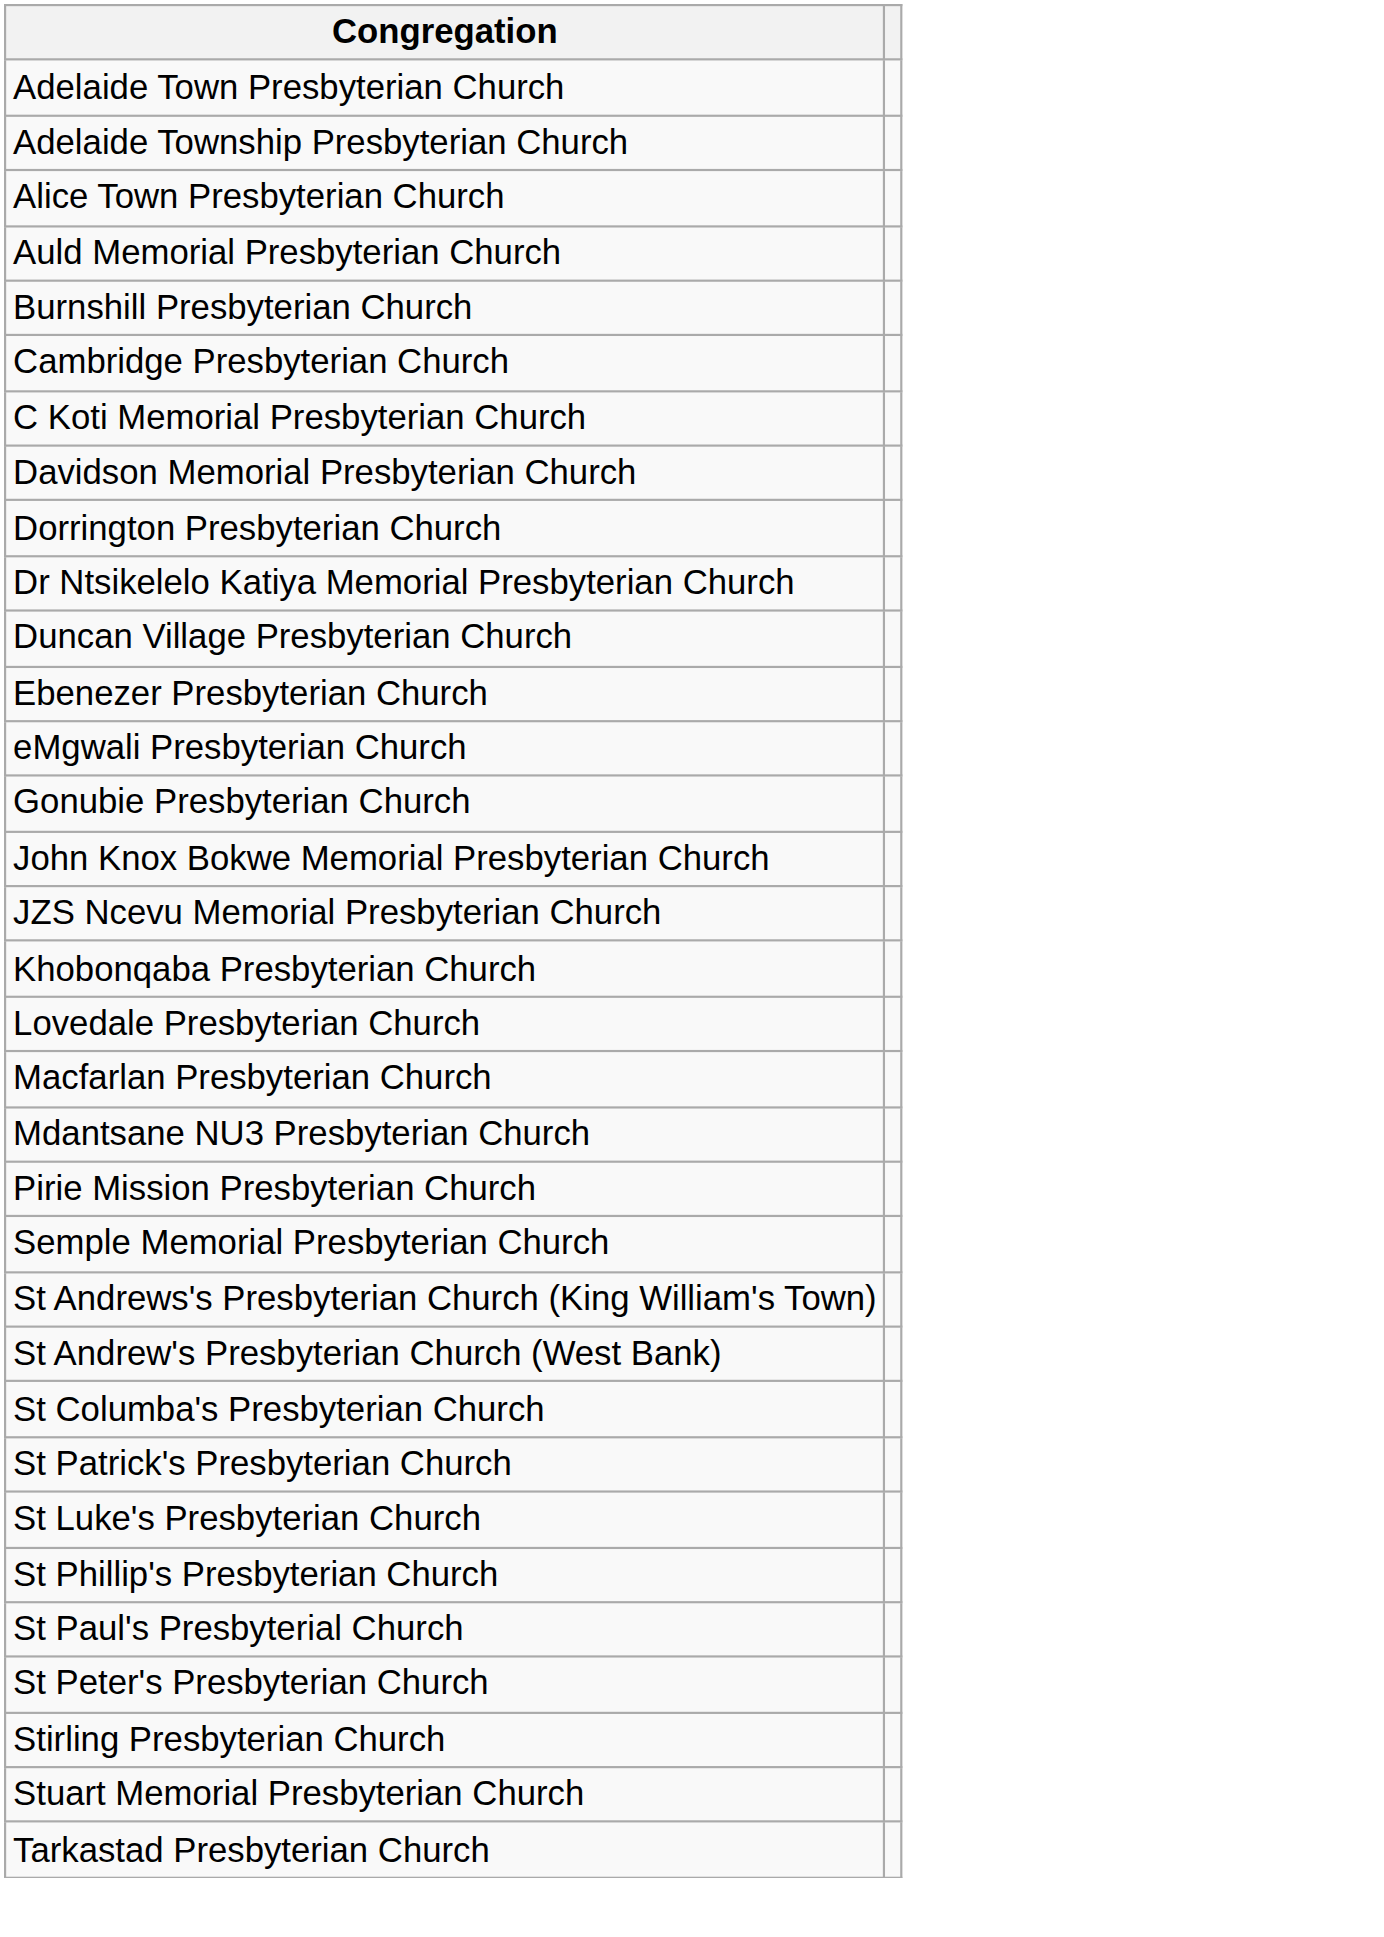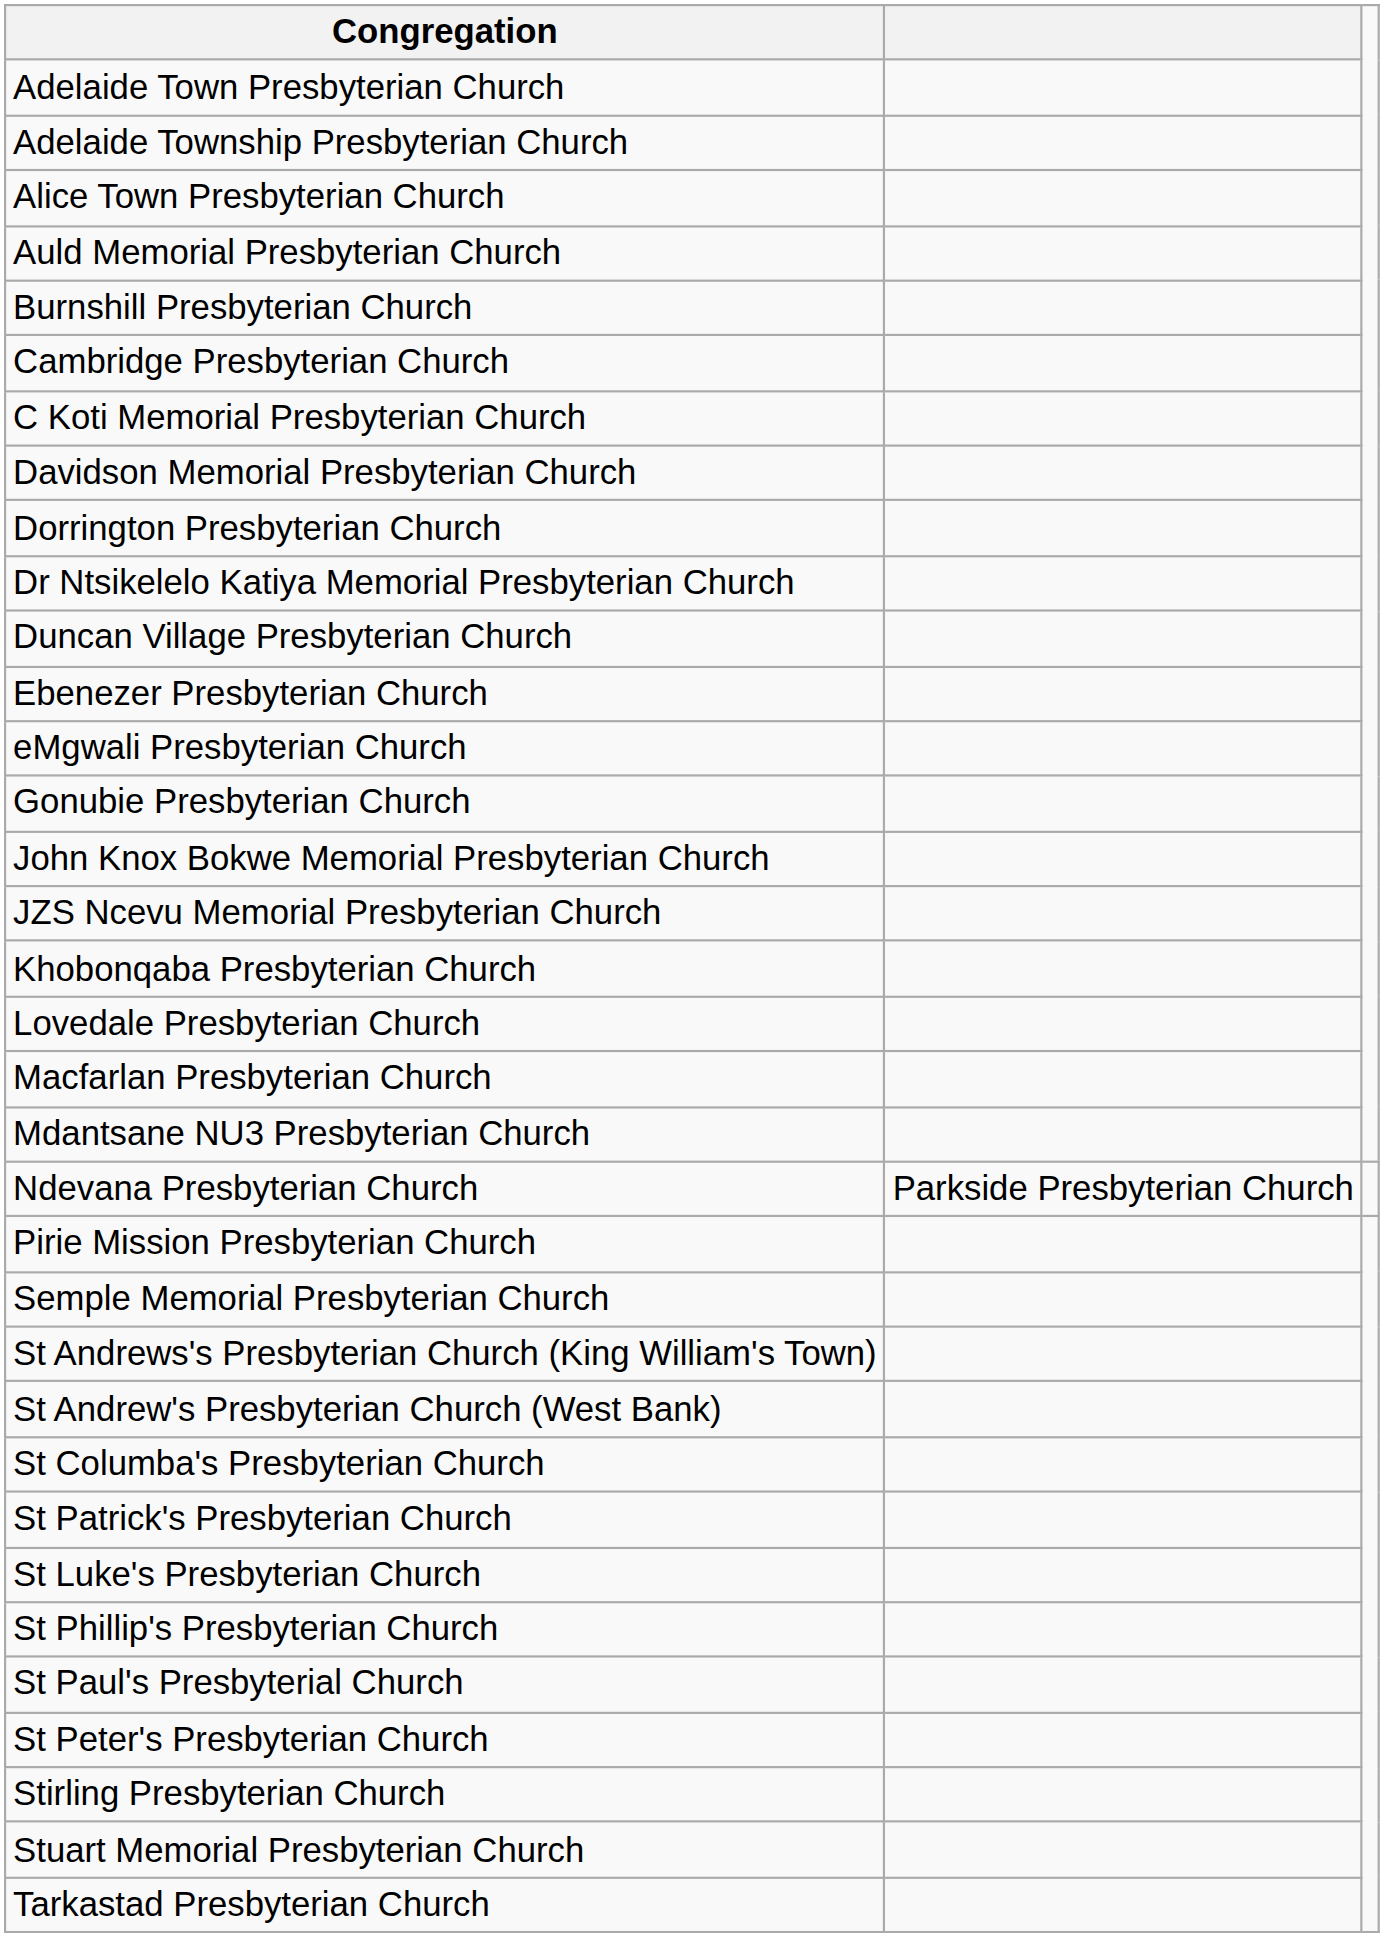+ row: (246, 1188)
